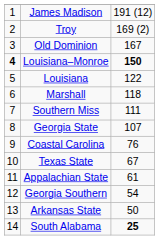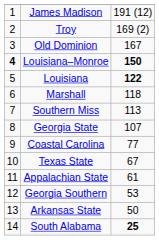(133, 78) normal -> (133, 78) bold
(133, 111) 111 -> (133, 111) 113
(133, 144) 76 -> (133, 144) 77
(133, 194) 54 -> (133, 194) 53
